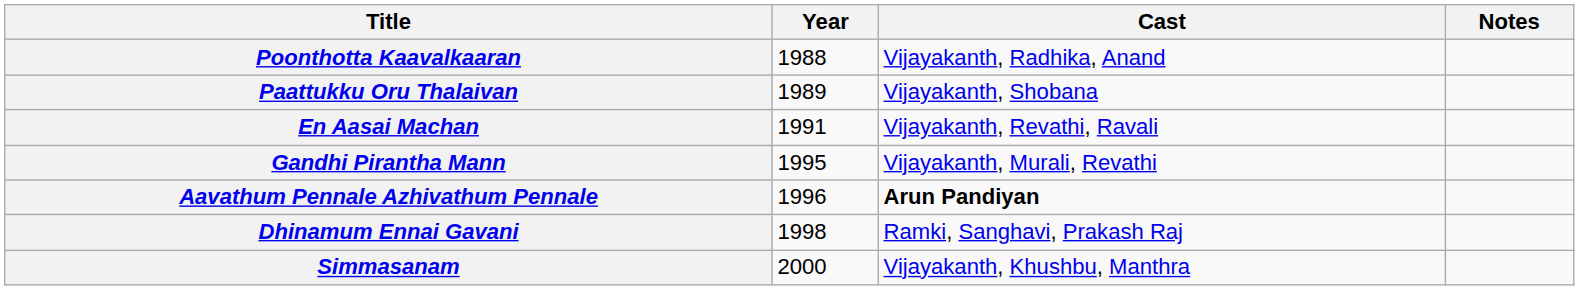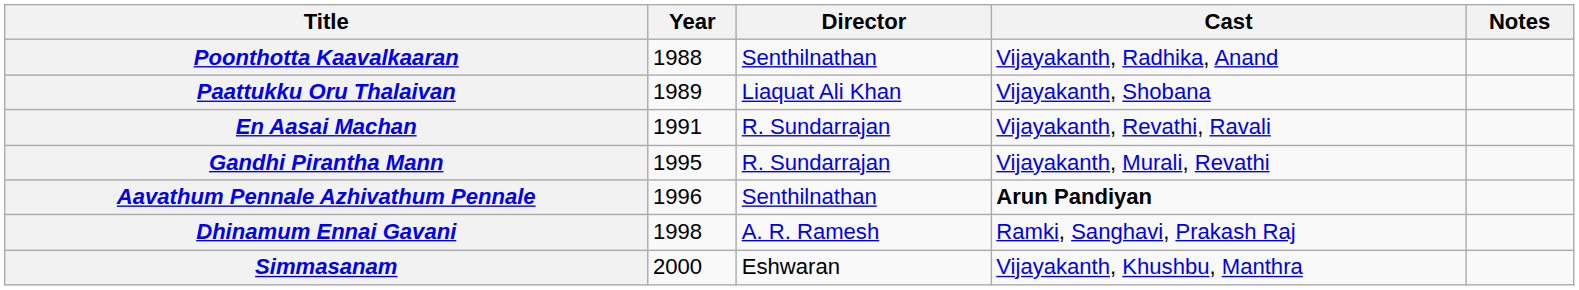+ column: (864, 22)
